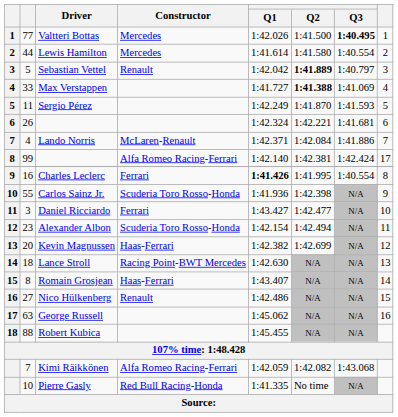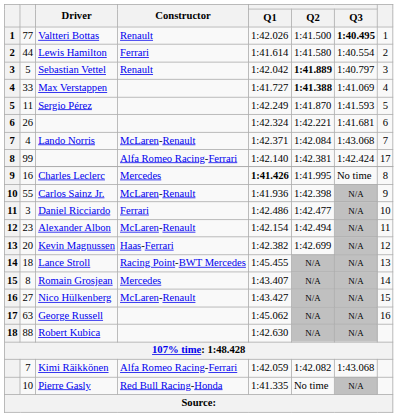(141, 35) Mercedes -> (137, 35) Renault
(141, 52) Mercedes -> (134, 52) Ferrari
(356, 140) 1:41.886 -> (356, 140) 1:43.068
(134, 175) Ferrari -> (141, 175) Mercedes
(356, 175) 1:40.554 -> (354, 175) No time
(180, 192) Scuderia Toro Rosso-Honda -> (158, 192) McLaren-Renault
(270, 210) 1:43.427 -> (270, 210) 1:42.486
(180, 227) Scuderia Toro Rosso-Honda -> (158, 227) McLaren-Renault
(270, 262) 1:42.630 -> (270, 262) 1:45.455
(147, 280) Haas-Ferrari -> (141, 280) Mercedes
(137, 297) Renault -> (158, 297) McLaren-Renault
(270, 297) 1:42.486 -> (270, 297) 1:43.427
(270, 332) 1:45.455 -> (270, 332) 1:42.630
